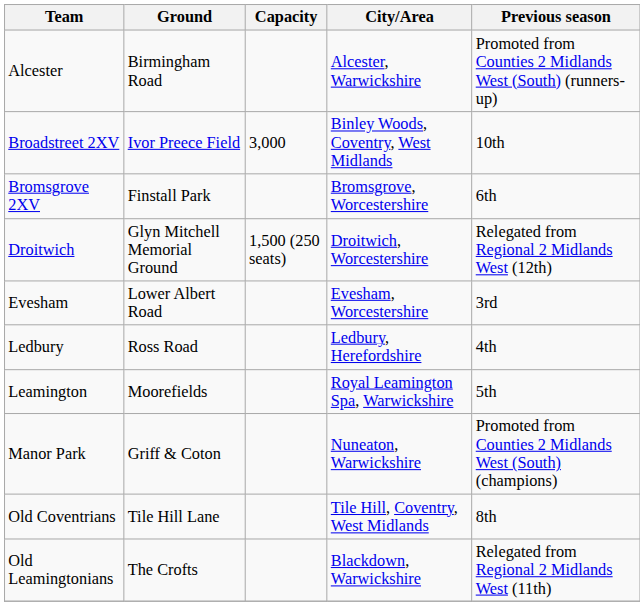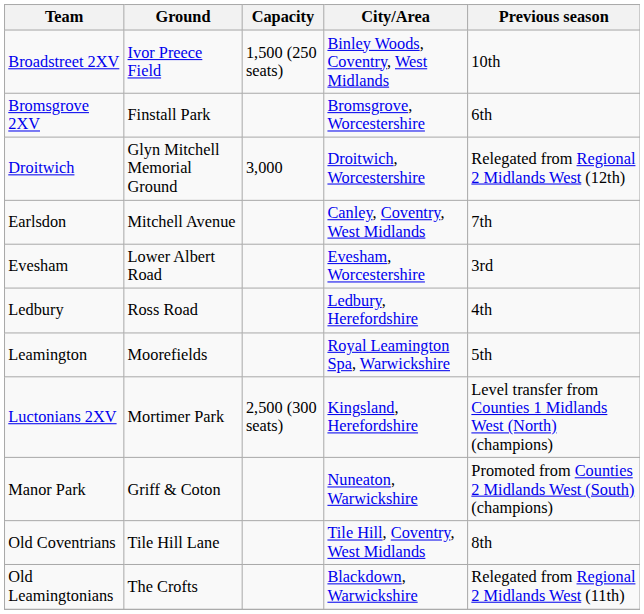- row: (35, 70)
(267, 142) 3,000 -> (281, 61) 1,500 (250 seats)
(284, 249) 1,500 (250 seats) -> (264, 168) 3,000
+ row: (37, 221)
+ row: (62, 417)
